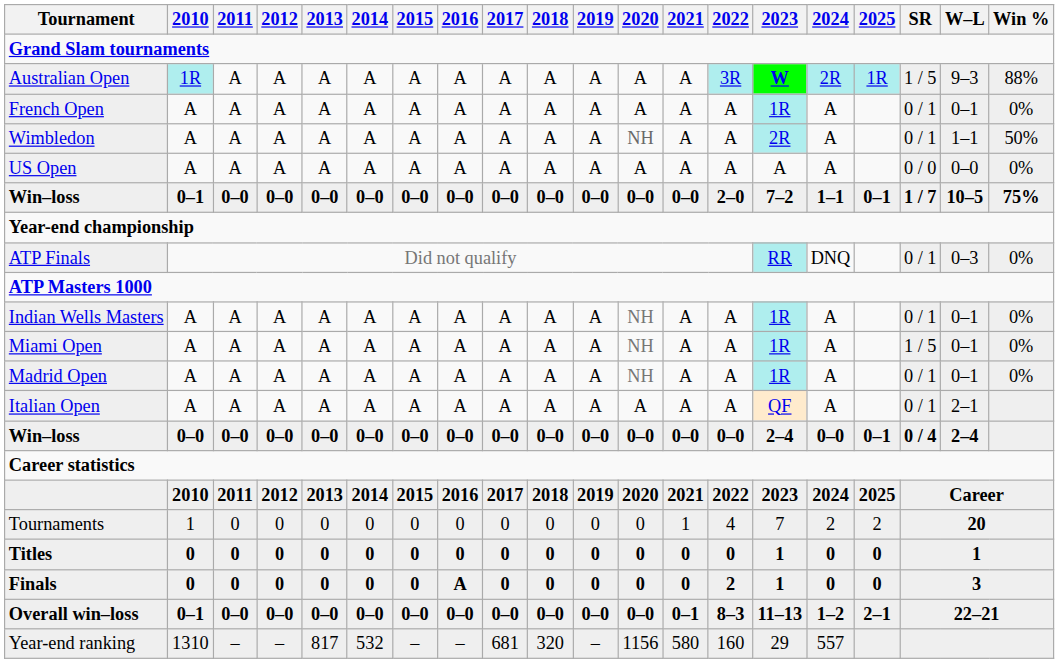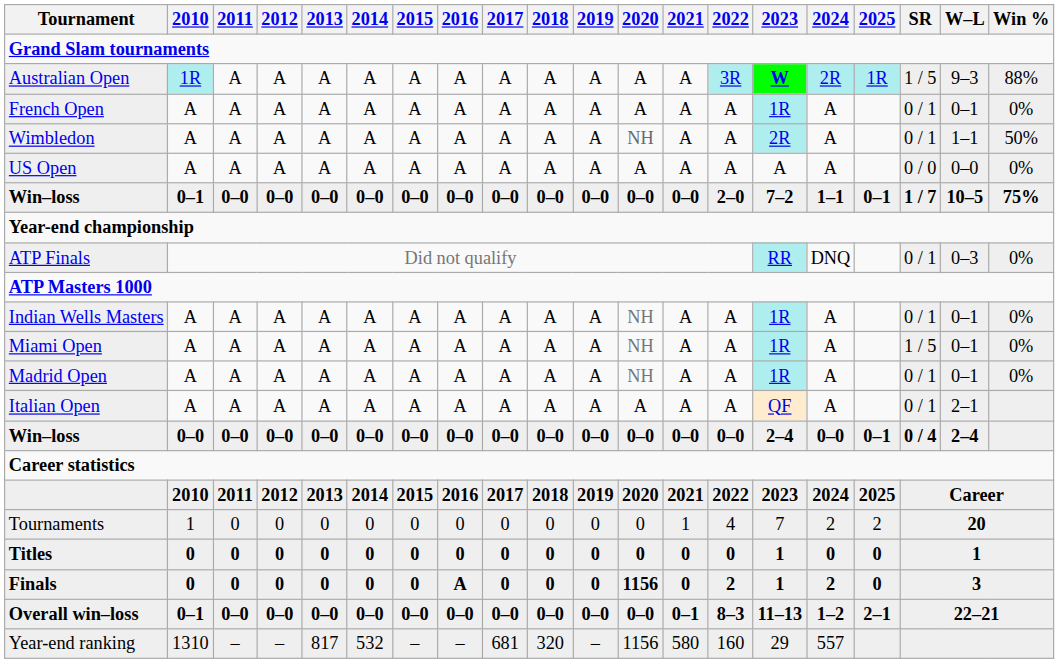(640, 583) 0 -> (640, 583) 1156
(830, 583) 0 -> (830, 583) 2
